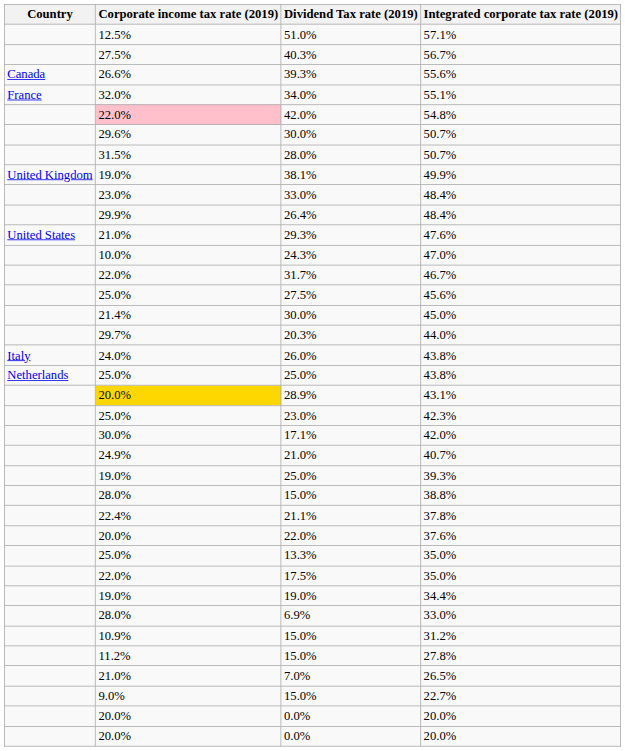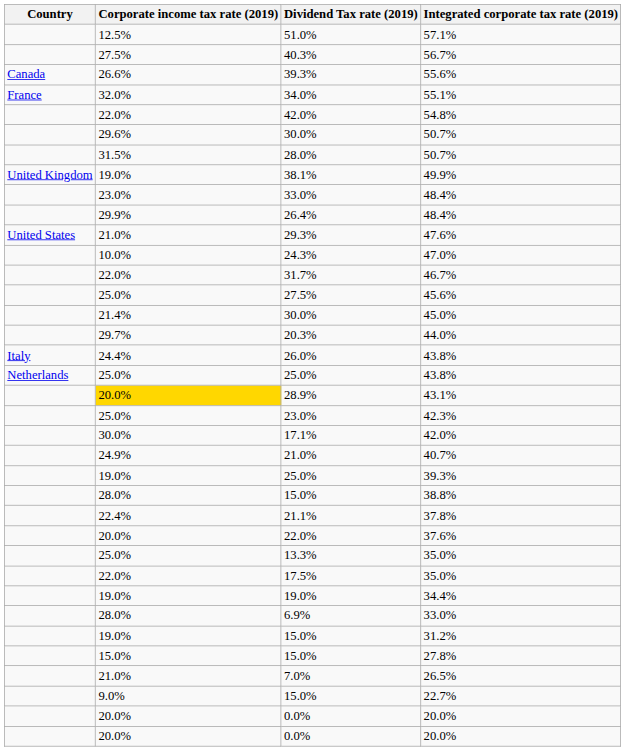(115, 114) pink background -> (115, 114) no background
(115, 355) 24.0% -> (115, 355) 24.4%
(115, 635) 10.9% -> (115, 635) 19.0%
(115, 656) 11.2% -> (115, 656) 15.0%
